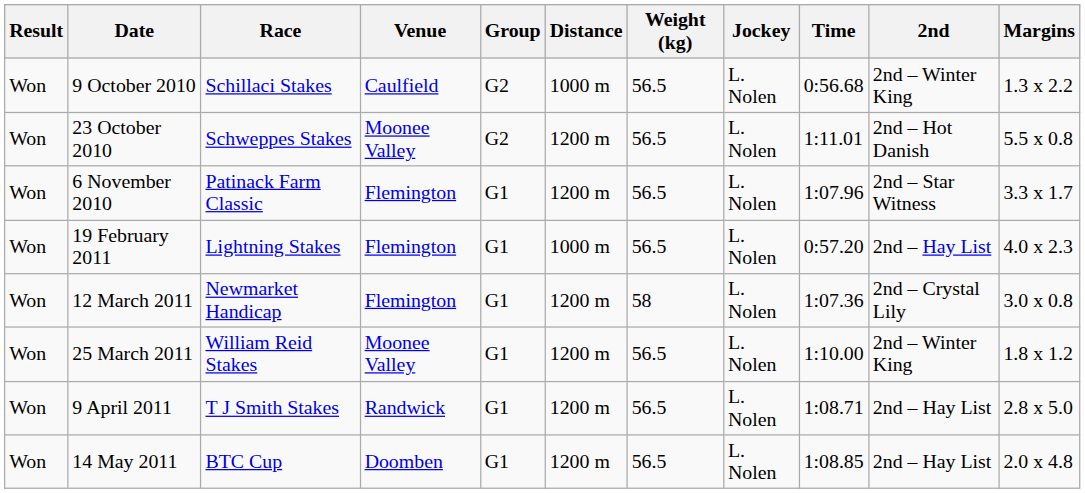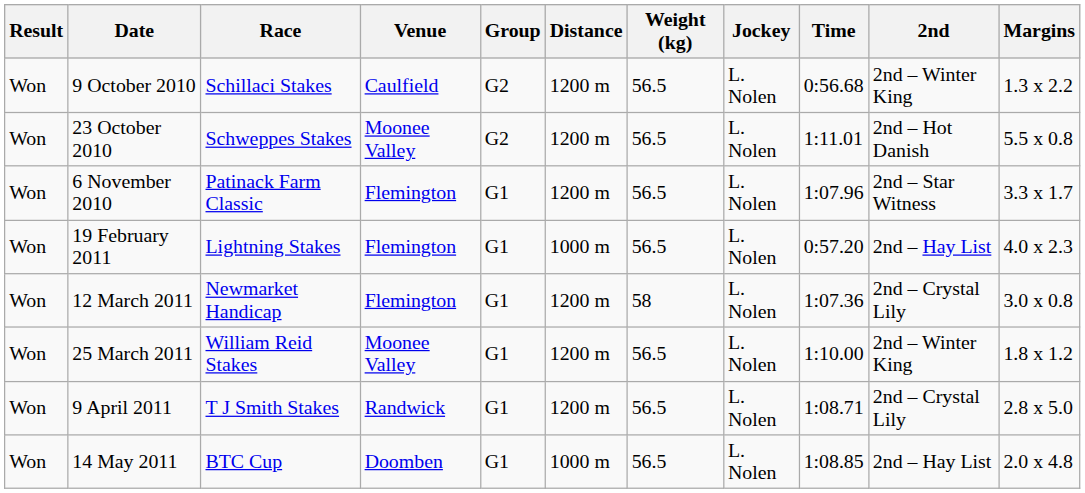(580, 85) 1000 m -> (580, 85) 1200 m
(932, 407) 2nd – Hay List -> (926, 407) 2nd – Crystal Lily
(580, 461) 1200 m -> (580, 461) 1000 m
